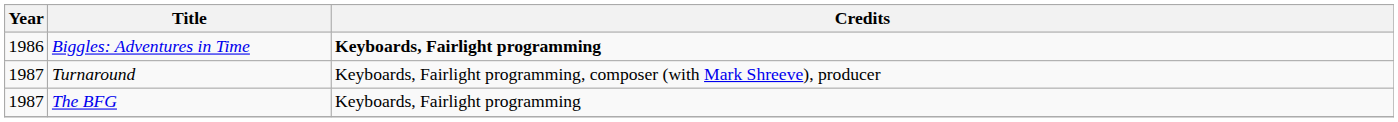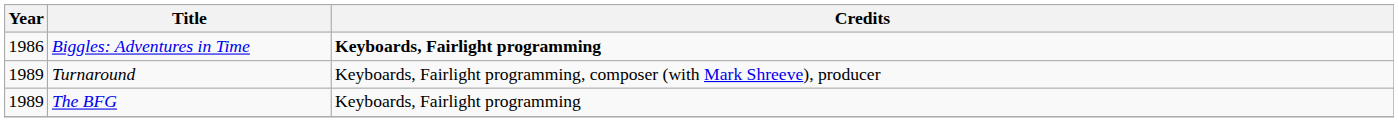(26, 74) 1987 -> (26, 74) 1989
(26, 102) 1987 -> (26, 102) 1989
